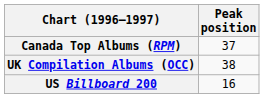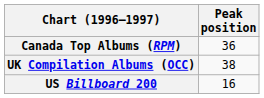(229, 46) 37 -> (229, 46) 36
